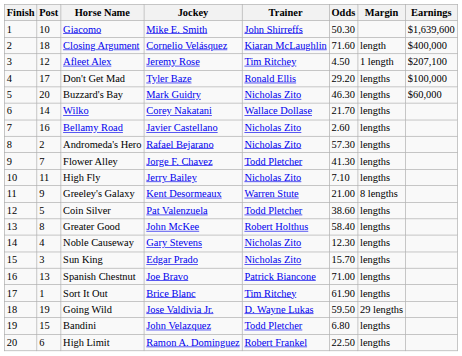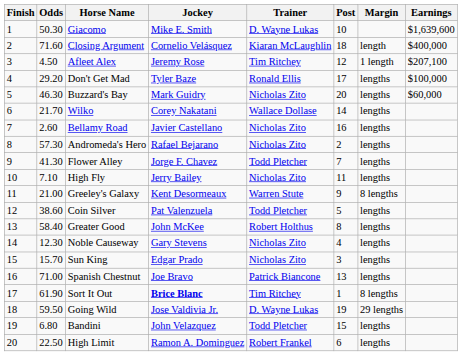columns swapped: (49, 12) <-> (343, 12)
(274, 29) John Shirreffs -> (284, 29) D. Wayne Lukas
(171, 293) normal -> (177, 293) bold
(375, 293) lengths -> (379, 293) 8 lengths
